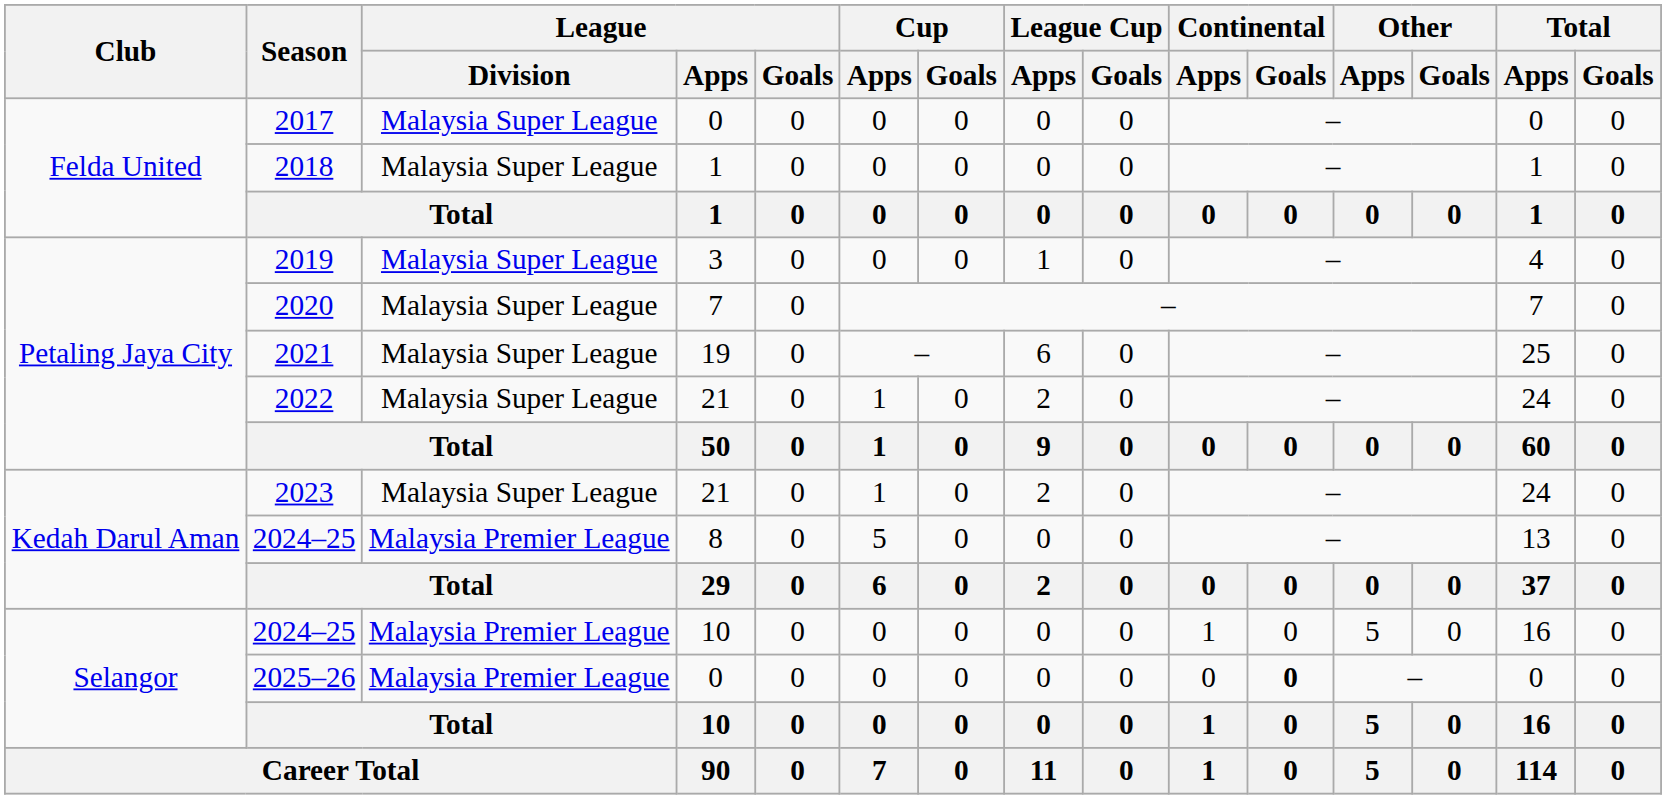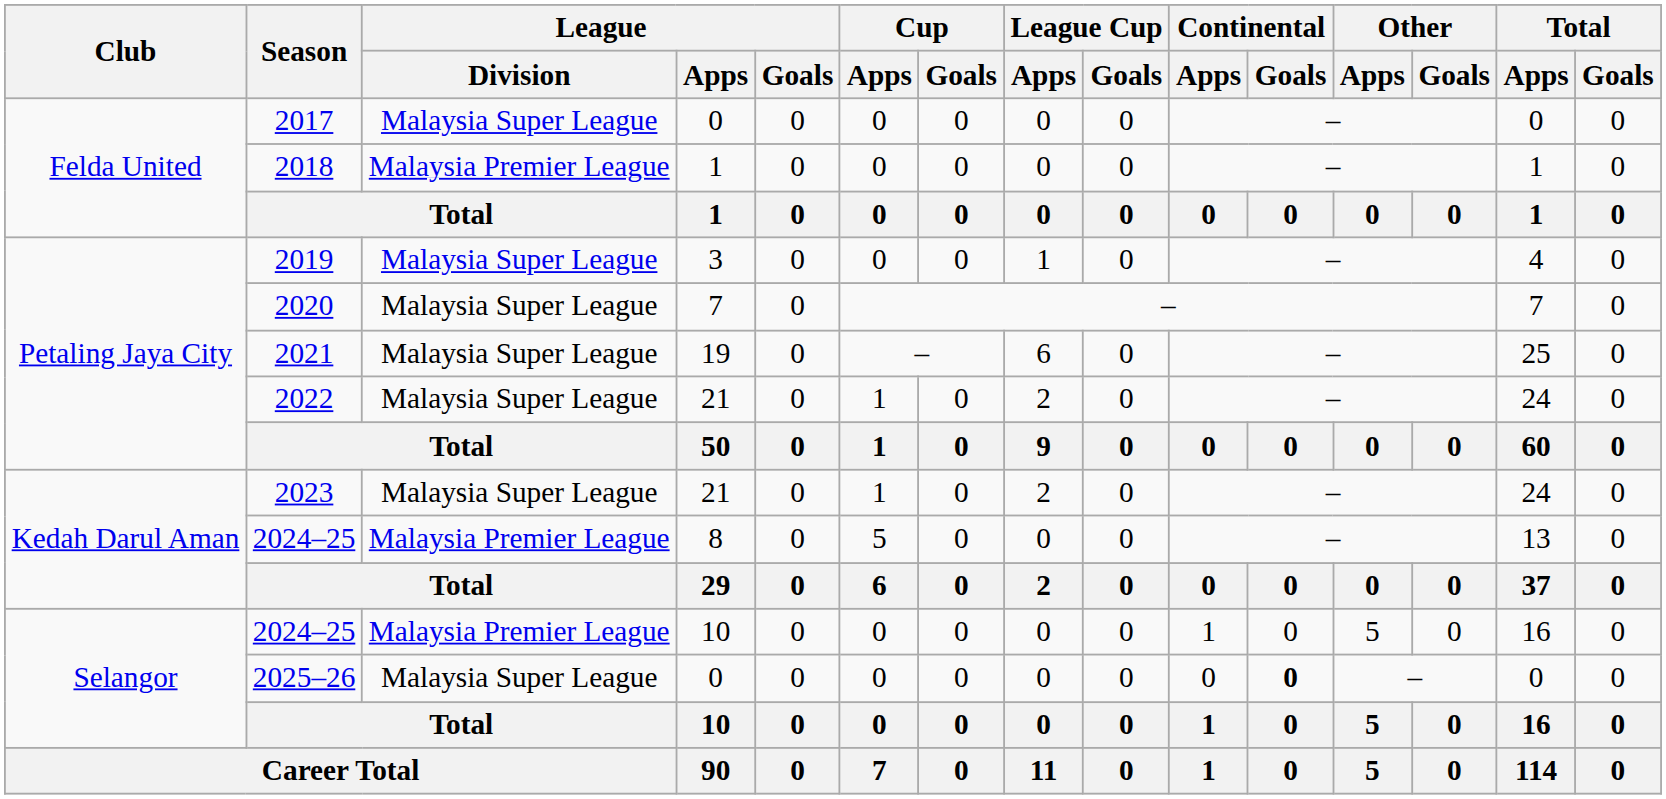(519, 167) Malaysia Super League -> (519, 167) Malaysia Premier League
(519, 677) Malaysia Premier League -> (519, 677) Malaysia Super League
